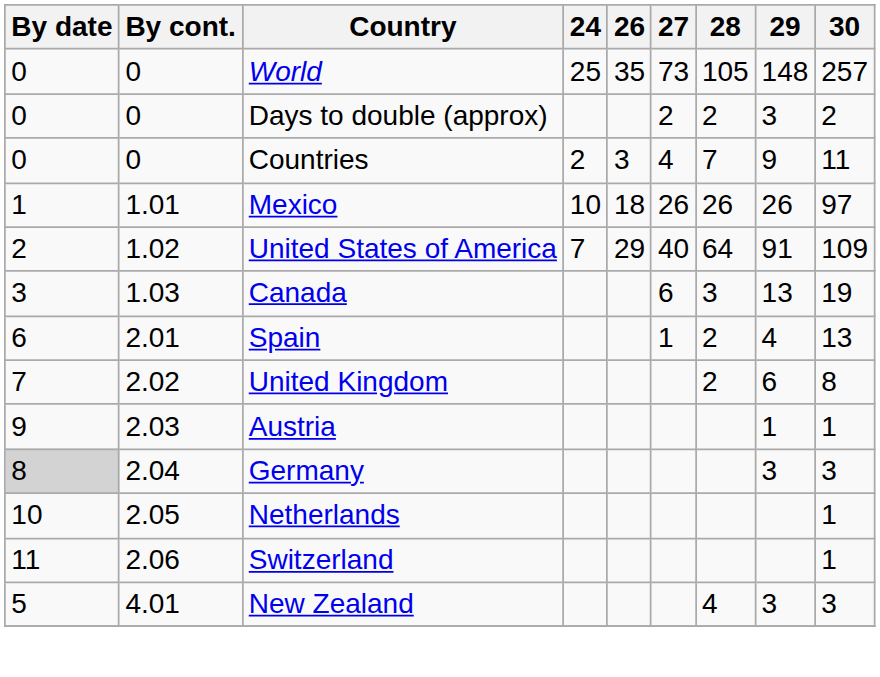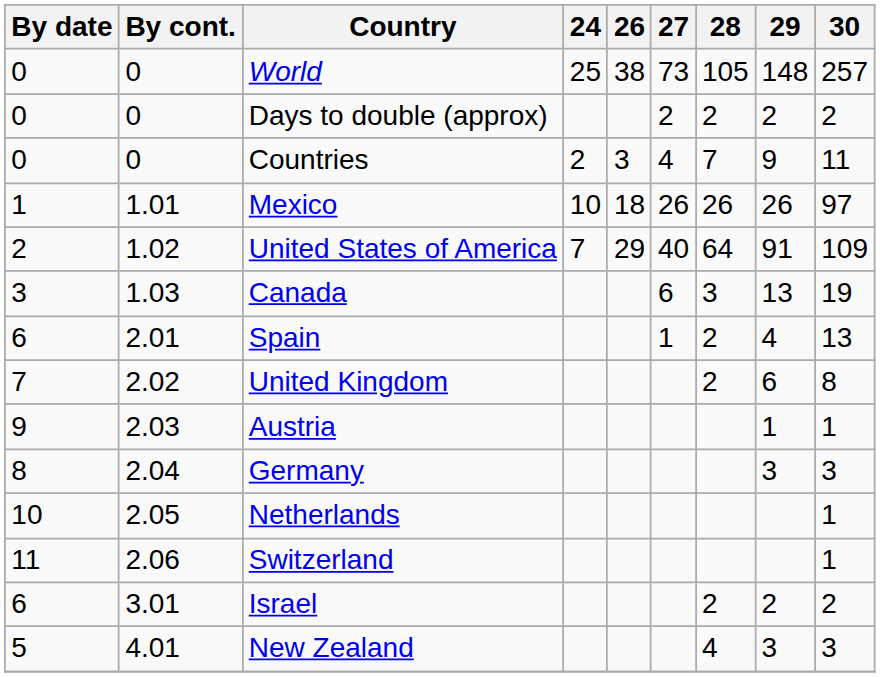(629, 71) 35 -> (629, 71) 38
(769, 115) 3 -> (769, 115) 2
(19, 470) lightgrey background -> (19, 470) no background
+ row: (283, 603)
